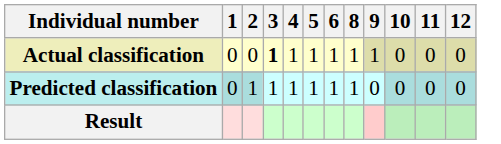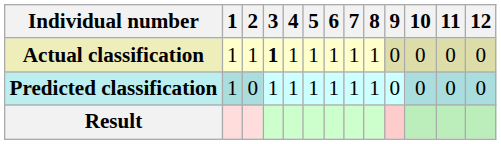+ column: (354, 21)
(232, 54) 0 -> (232, 54) 1
(253, 54) 0 -> (253, 54) 1
(374, 54) 1 -> (395, 54) 0
(232, 88) 0 -> (232, 88) 1
(253, 88) 1 -> (253, 88) 0
